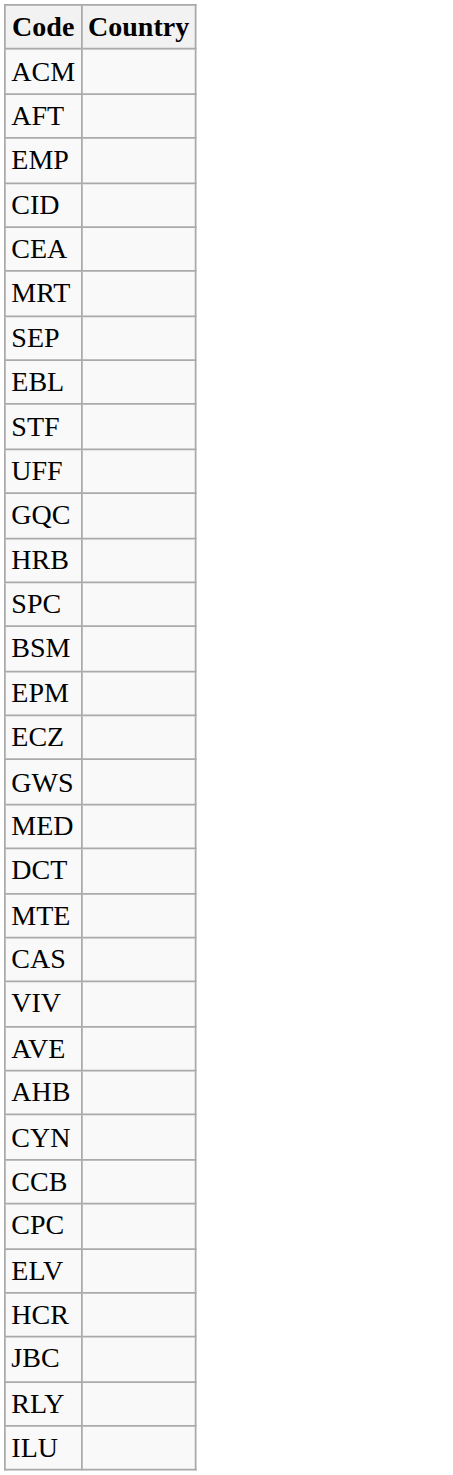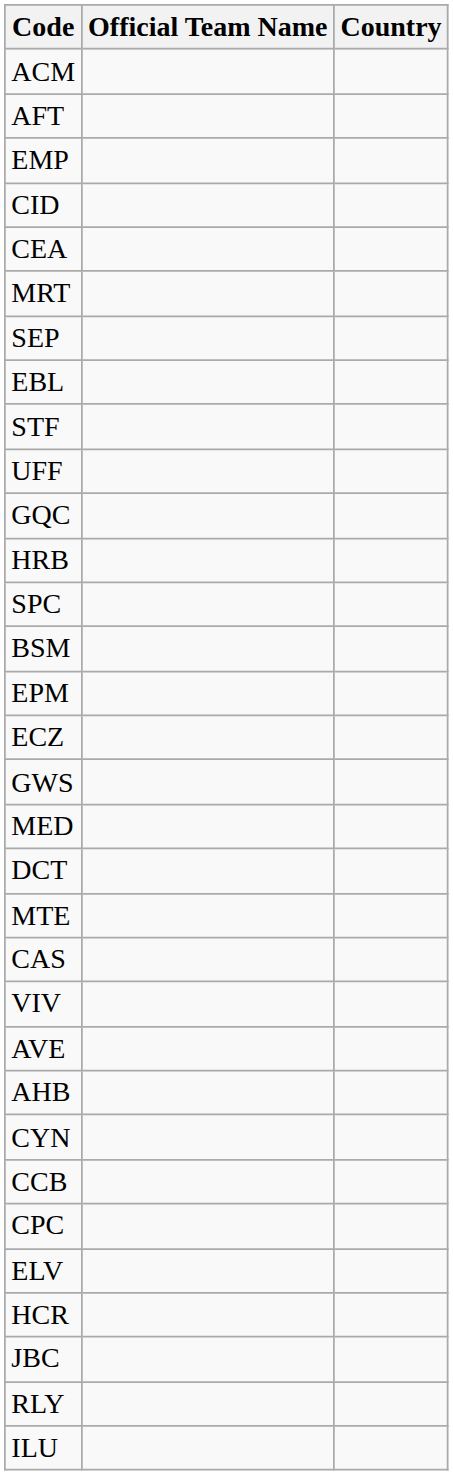+ column: (208, 26)
